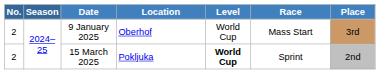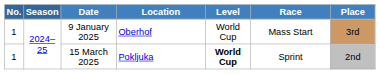(14, 32) 2 -> (14, 32) 1
(14, 57) 2 -> (14, 57) 1
